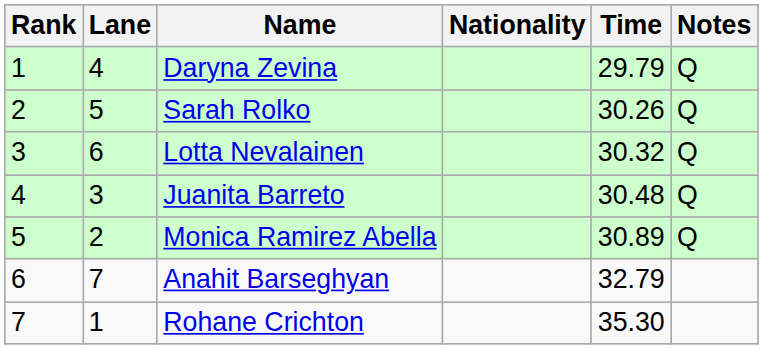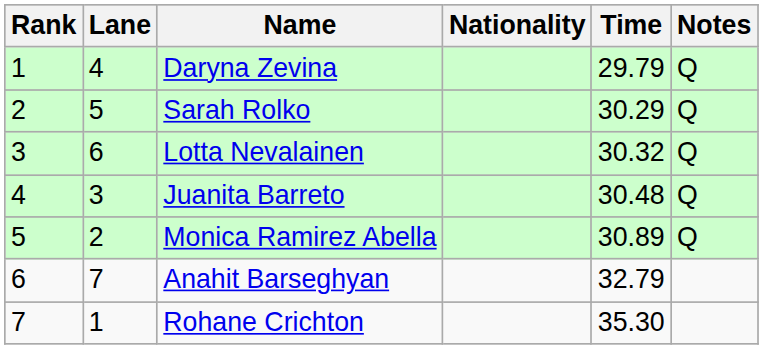(631, 110) 30.26 -> (631, 110) 30.29
